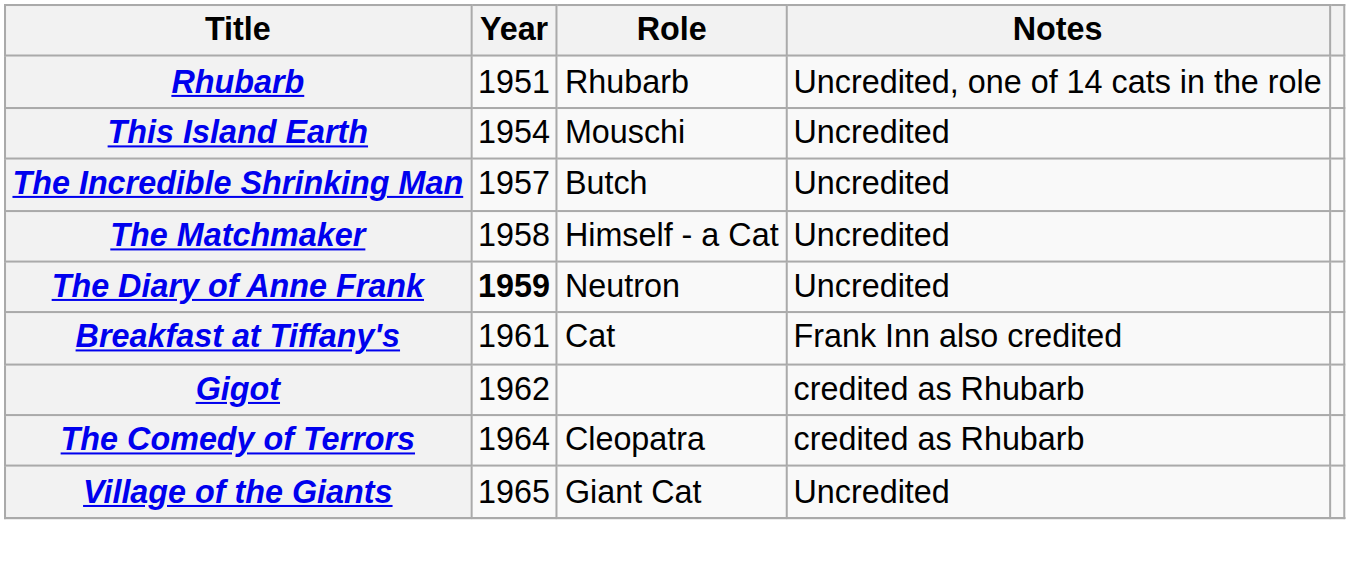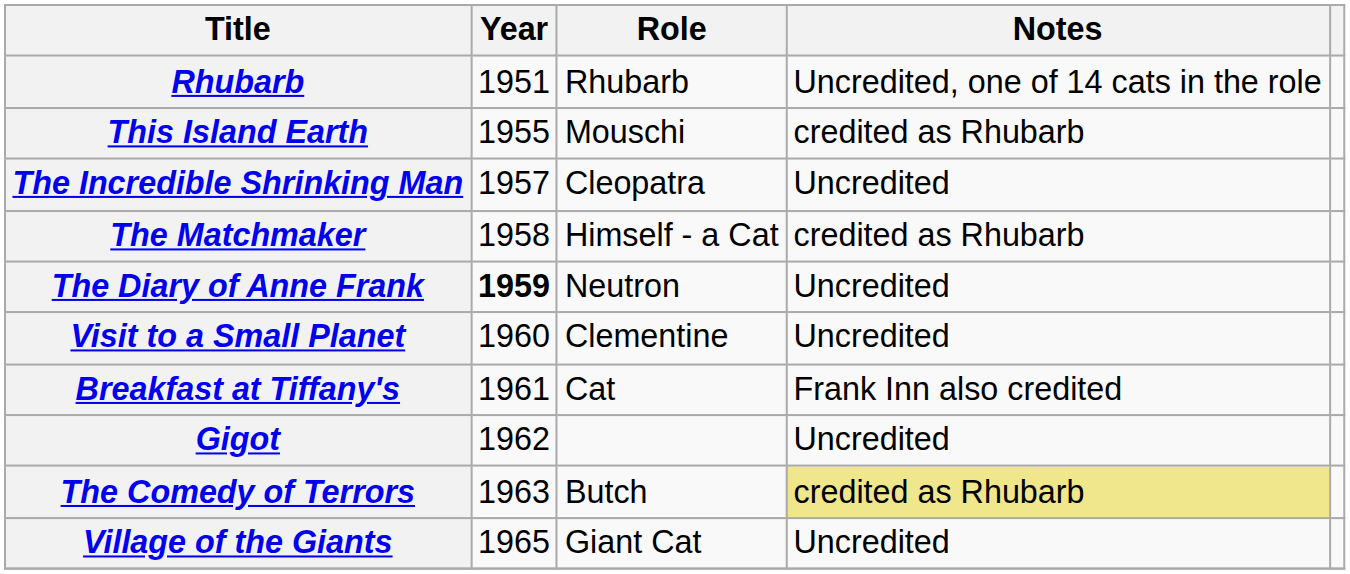(514, 132) 1954 -> (514, 132) 1955
(872, 132) Uncredited -> (939, 132) credited as Rhubarb
(606, 183) Butch -> (635, 183) Cleopatra
(872, 235) Uncredited -> (939, 235) credited as Rhubarb
+ row: (238, 337)
(939, 388) credited as Rhubarb -> (872, 440) Uncredited
(514, 440) 1964 -> (514, 491) 1963
(635, 440) Cleopatra -> (606, 491) Butch
(939, 440) no background -> (939, 491) khaki background
